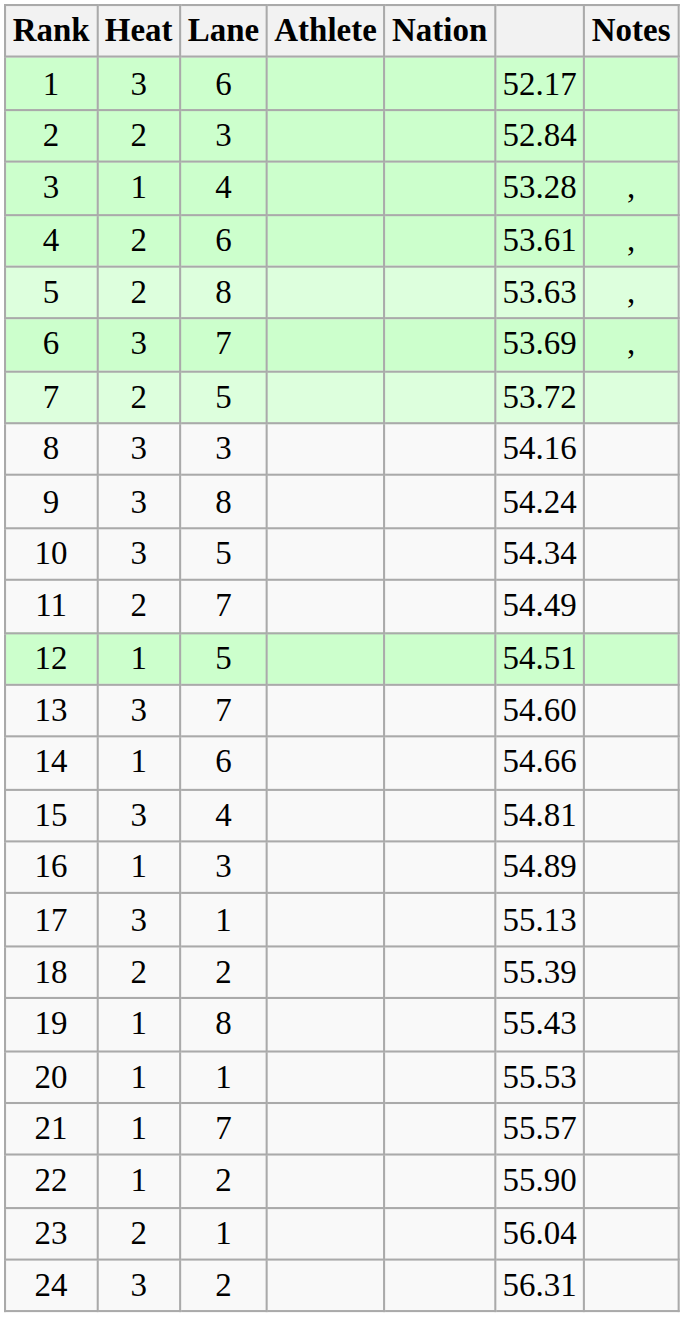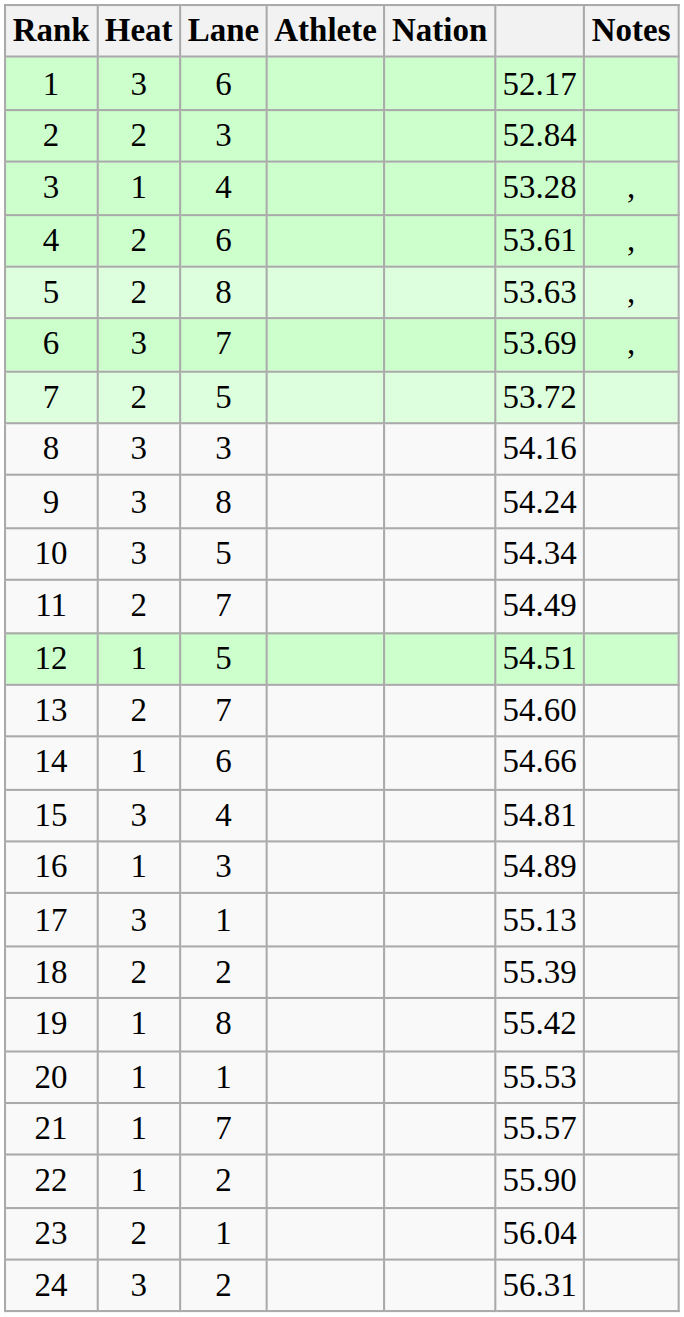(139, 710) 3 -> (139, 710) 2
(540, 1023) 55.43 -> (540, 1023) 55.42
